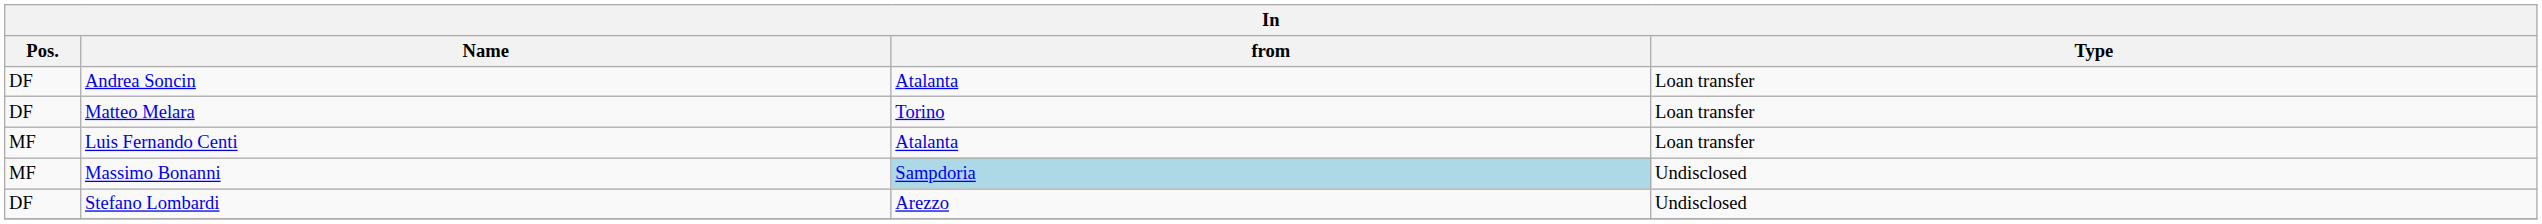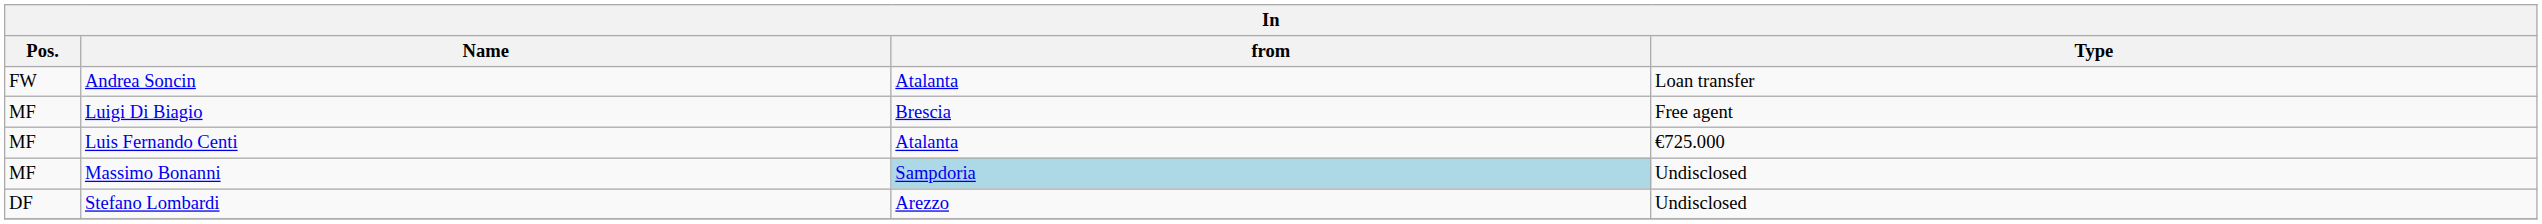(21, 81) DF -> (23, 81) FW
- row: (140, 112)
+ row: (144, 112)
(1705, 142) Loan transfer -> (1690, 142) €725.000
